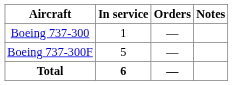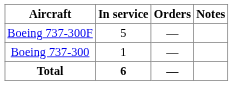rows swapped: (50, 32) <-> (50, 52)
